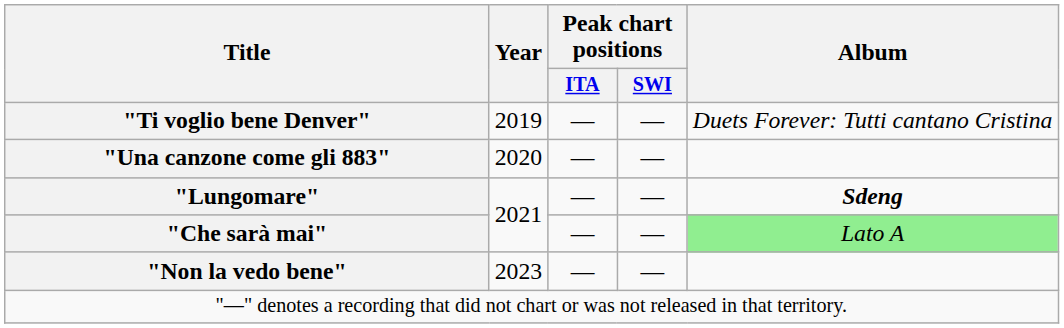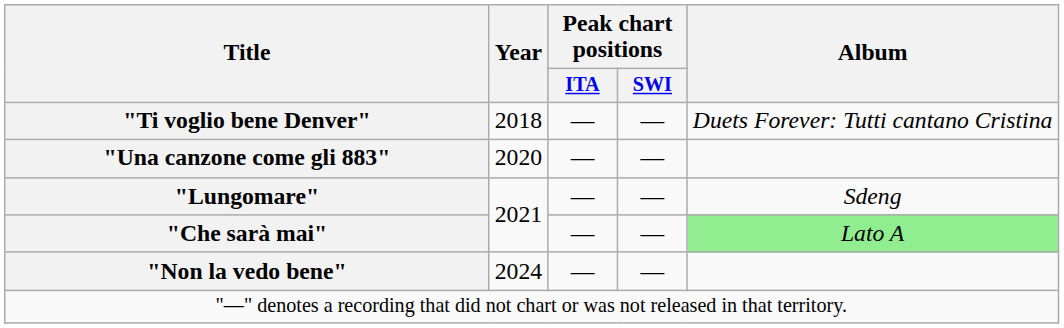(518, 120) 2019 -> (518, 120) 2018
(873, 195) bold -> (873, 195) normal
(518, 270) 2023 -> (518, 270) 2024
